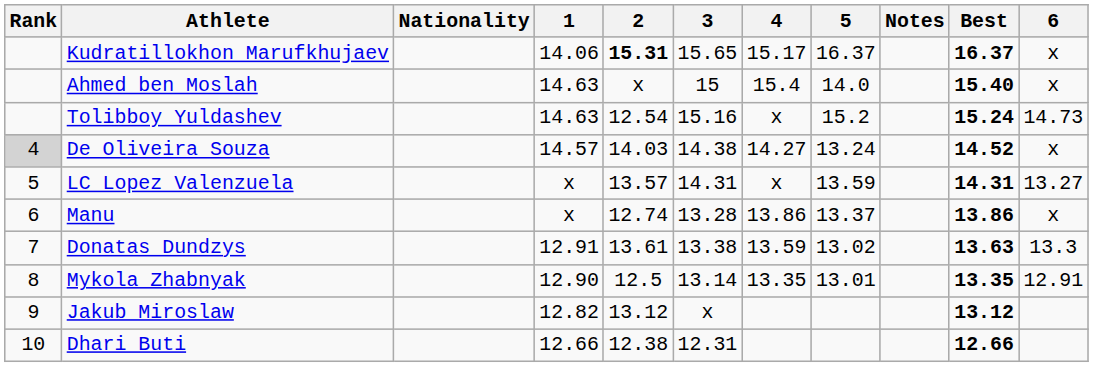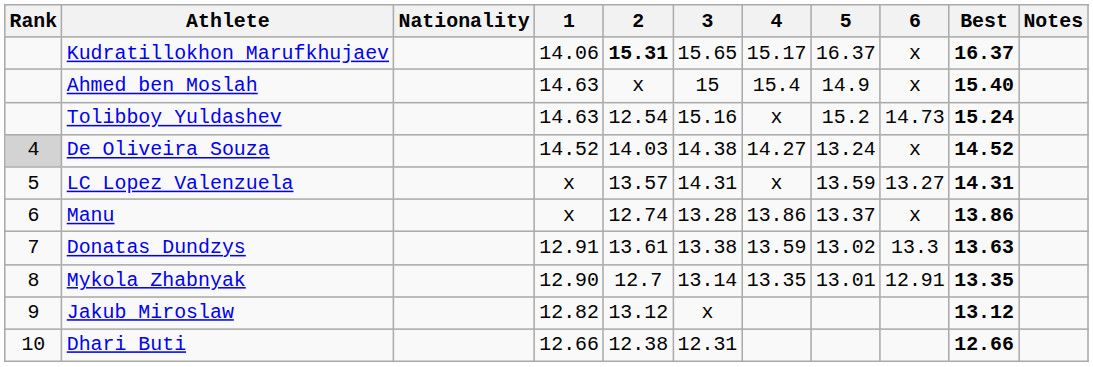columns swapped: (1053, 21) <-> (915, 21)
(846, 86) 14.0 -> (846, 86) 14.9
(569, 151) 14.57 -> (569, 151) 14.52
(638, 280) 12.5 -> (638, 280) 12.7
